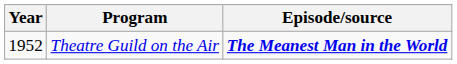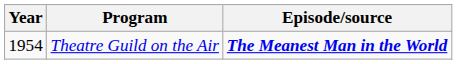(26, 45) 1952 -> (26, 45) 1954
